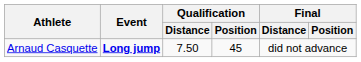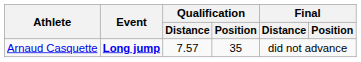(188, 48) 7.50 -> (188, 48) 7.57
(236, 48) 45 -> (236, 48) 35
